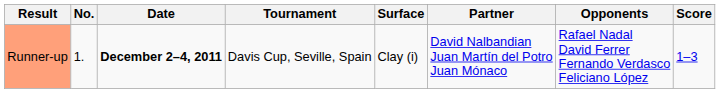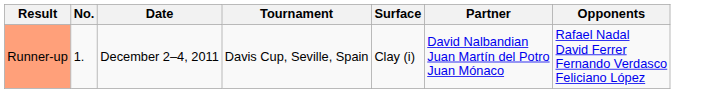- column: (694, 14)
(161, 56) bold -> (160, 56) normal
